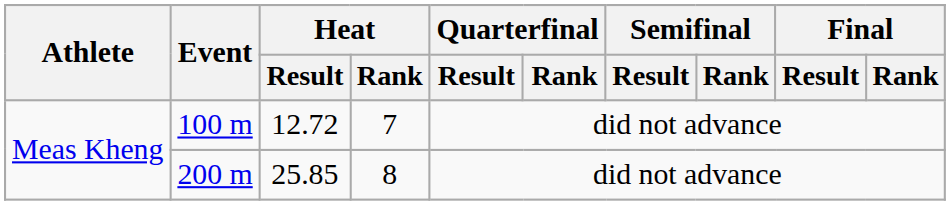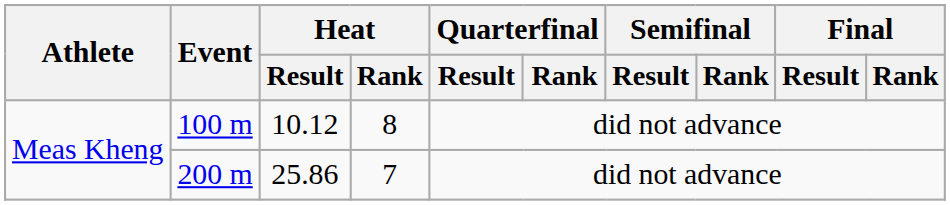(305, 125) 12.72 -> (305, 125) 10.12
(390, 125) 7 -> (390, 125) 8
(305, 174) 25.85 -> (305, 174) 25.86
(390, 174) 8 -> (390, 174) 7
